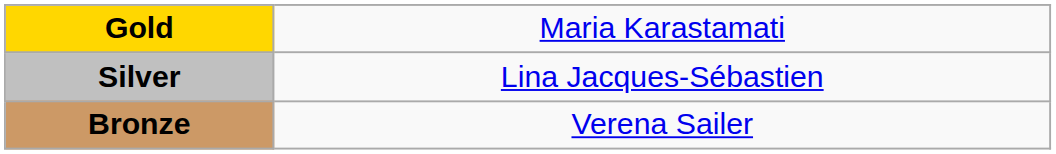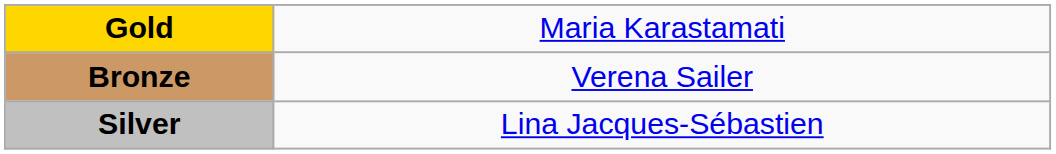rows swapped: (139, 76) <-> (139, 124)
